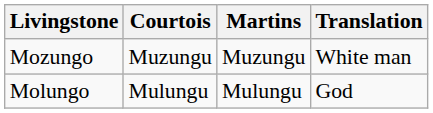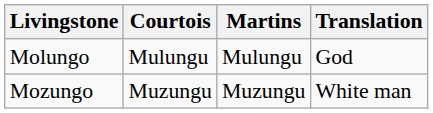rows swapped: (50, 90) <-> (51, 56)
